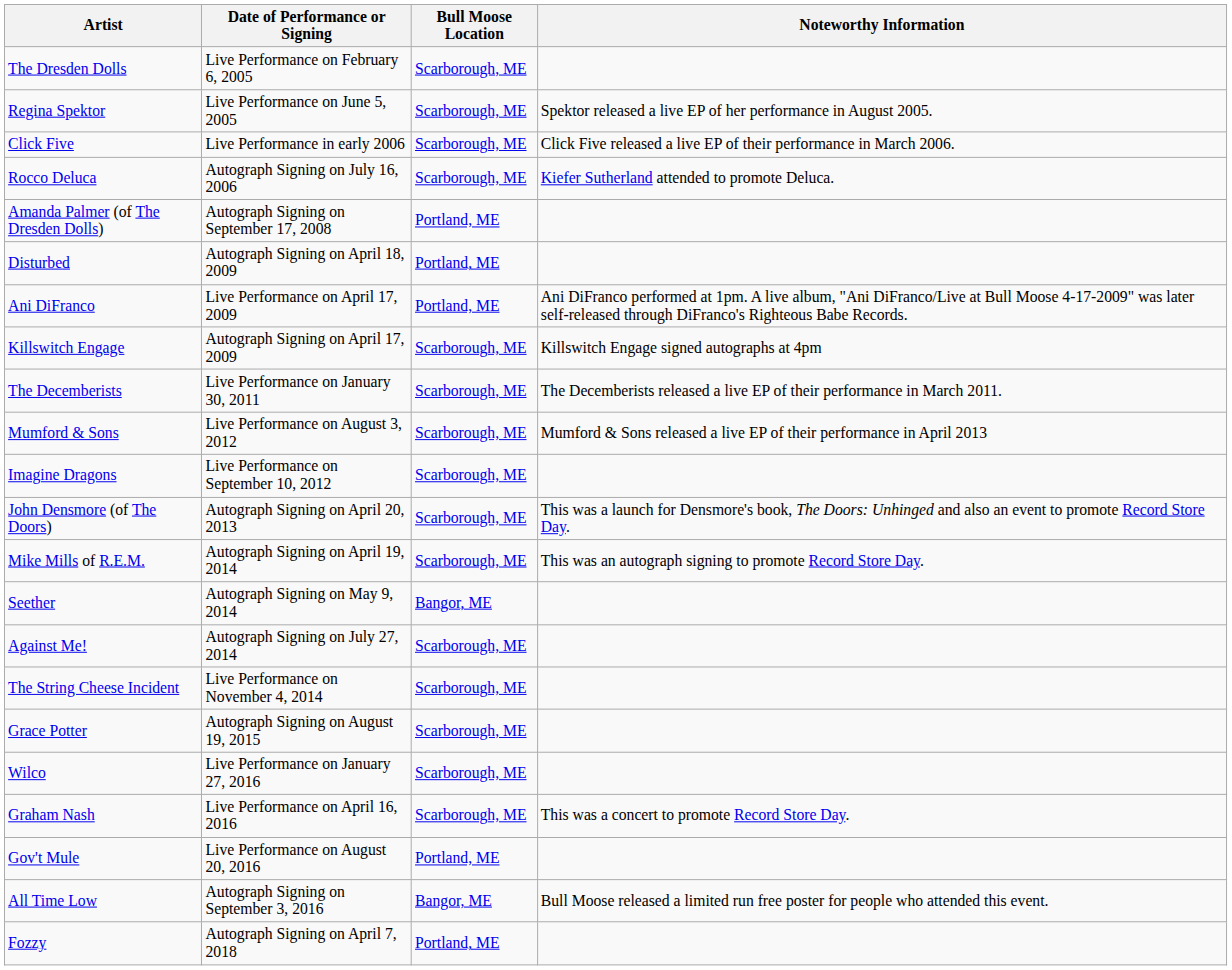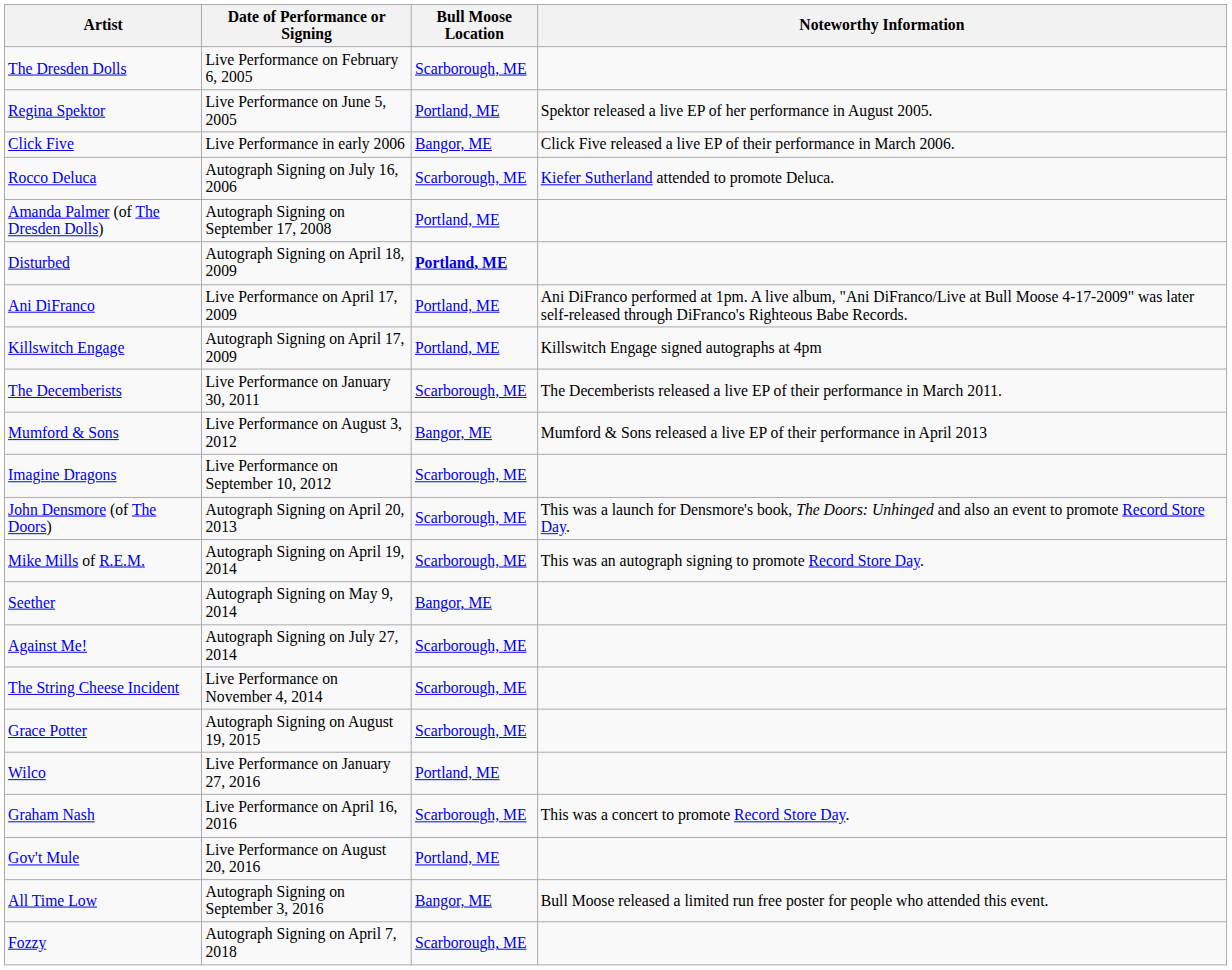(471, 110) Scarborough, ME -> (457, 110) Portland, ME
(471, 144) Scarborough, ME -> (453, 144) Bangor, ME
(457, 263) normal -> (461, 263) bold
(471, 348) Scarborough, ME -> (457, 348) Portland, ME
(471, 433) Scarborough, ME -> (453, 433) Bangor, ME
(471, 773) Scarborough, ME -> (457, 773) Portland, ME
(457, 943) Portland, ME -> (471, 943) Scarborough, ME
